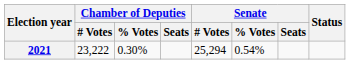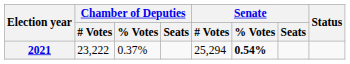(132, 50) 0.30% -> (132, 50) 0.37%
(249, 50) normal -> (250, 50) bold
